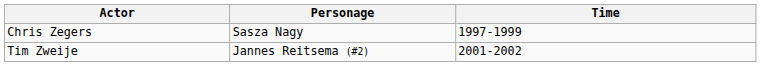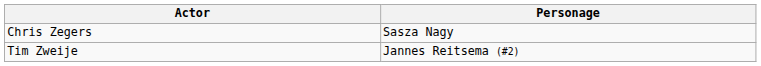- column: (606, 14)
